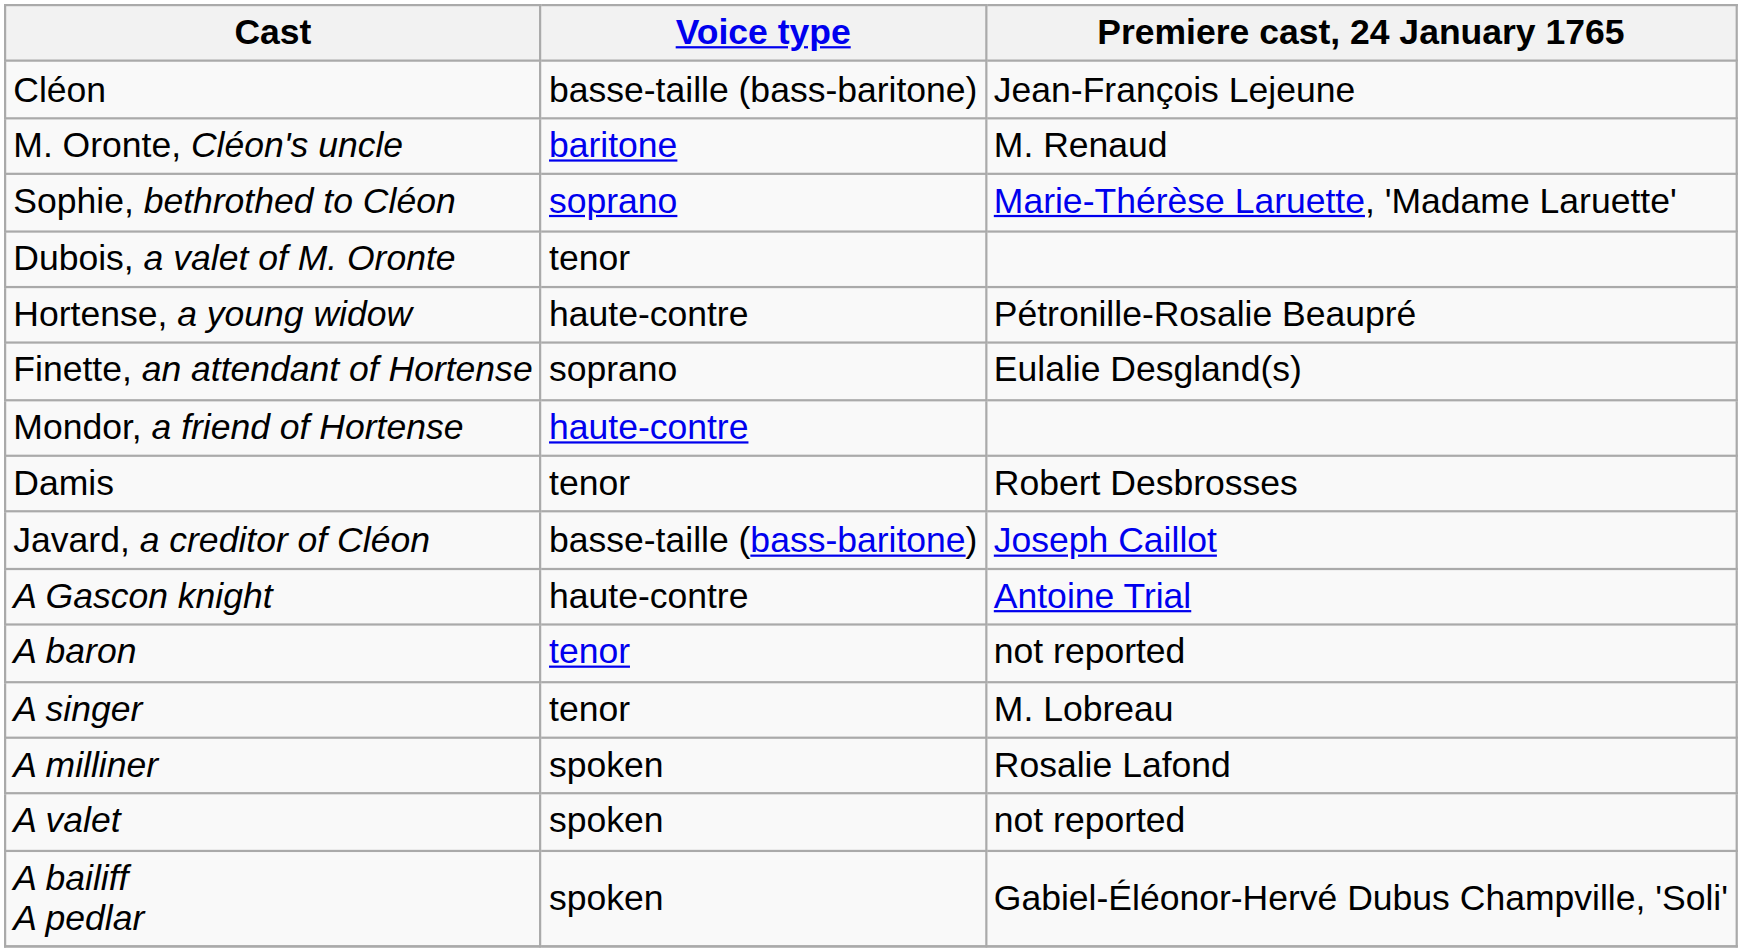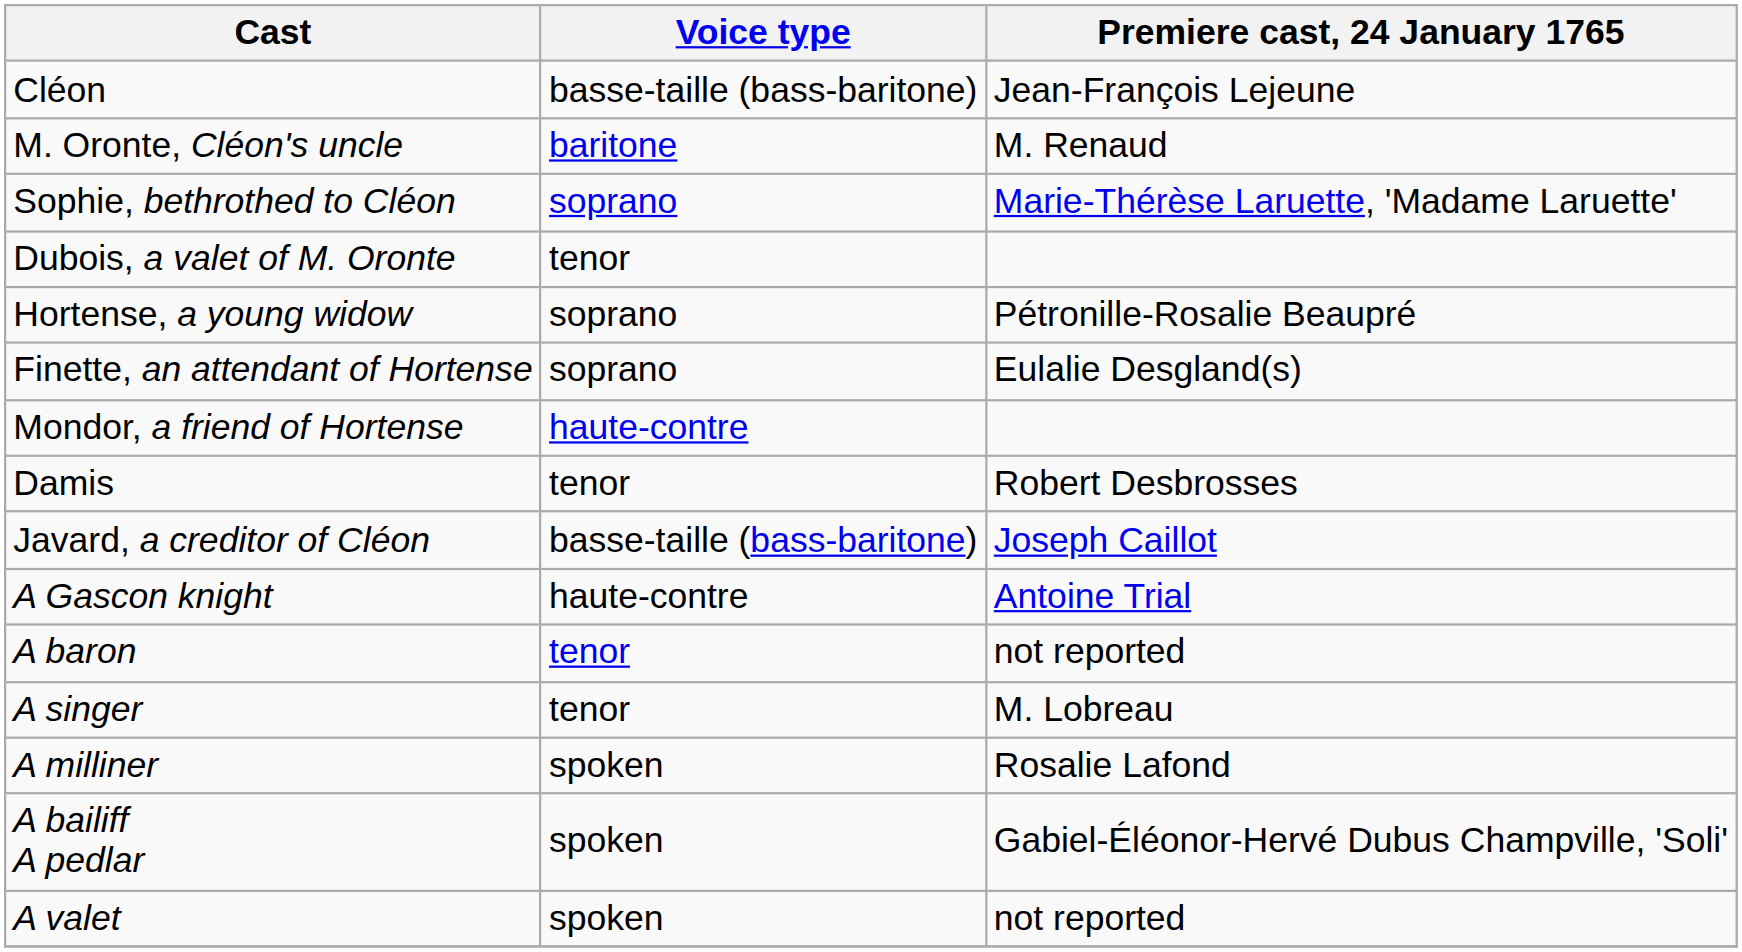(649, 314) haute-contre -> (613, 314) soprano
rows swapped: (79, 897) <-> (67, 821)
